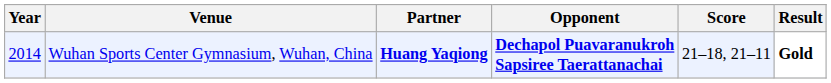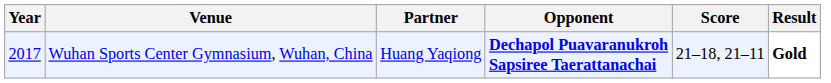(25, 54) 2014 -> (25, 54) 2017
(434, 54) bold -> (431, 54) normal
